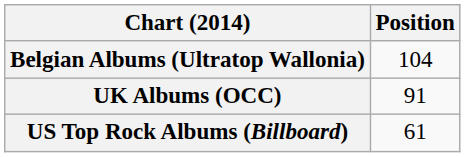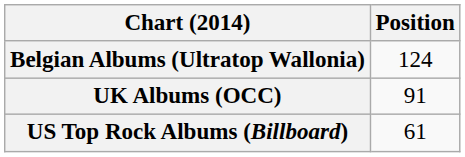(415, 59) 104 -> (415, 59) 124
